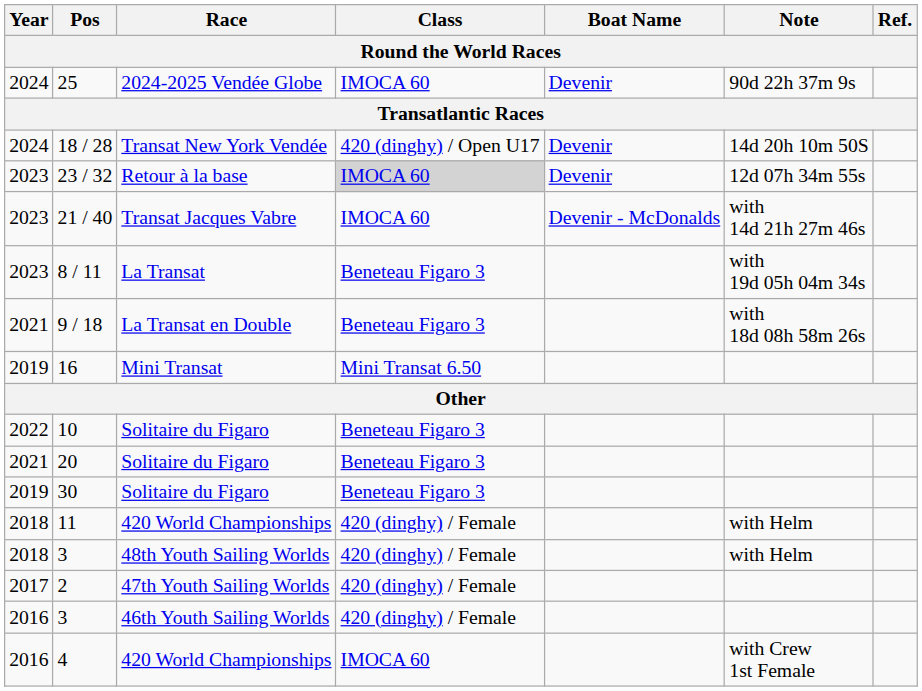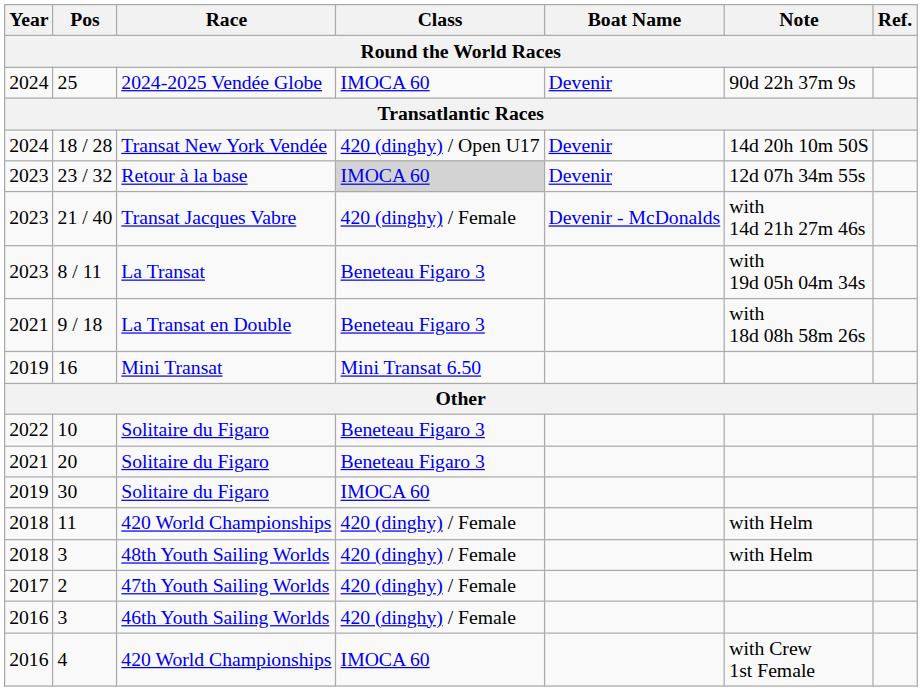(385, 218) IMOCA 60 -> (428, 218) 420 (dinghy) / Female
(413, 492) Beneteau Figaro 3 -> (385, 492) IMOCA 60
